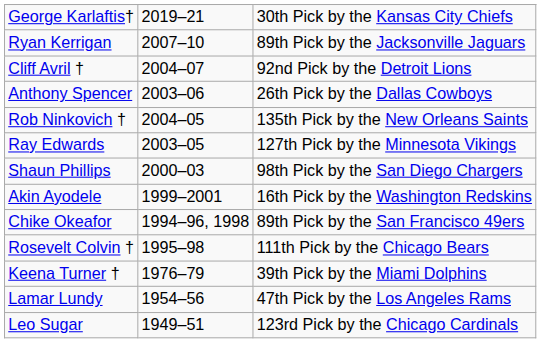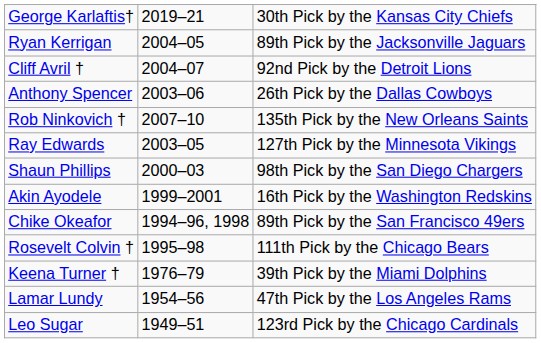(173, 42) 2007–10 -> (173, 42) 2004–05
(173, 119) 2004–05 -> (173, 119) 2007–10
